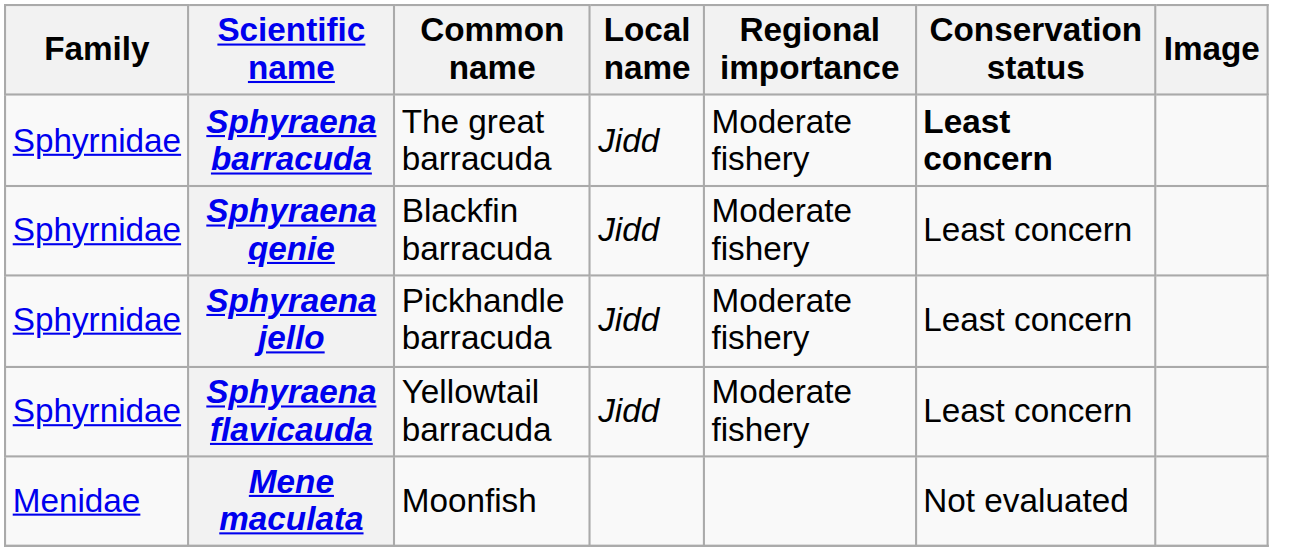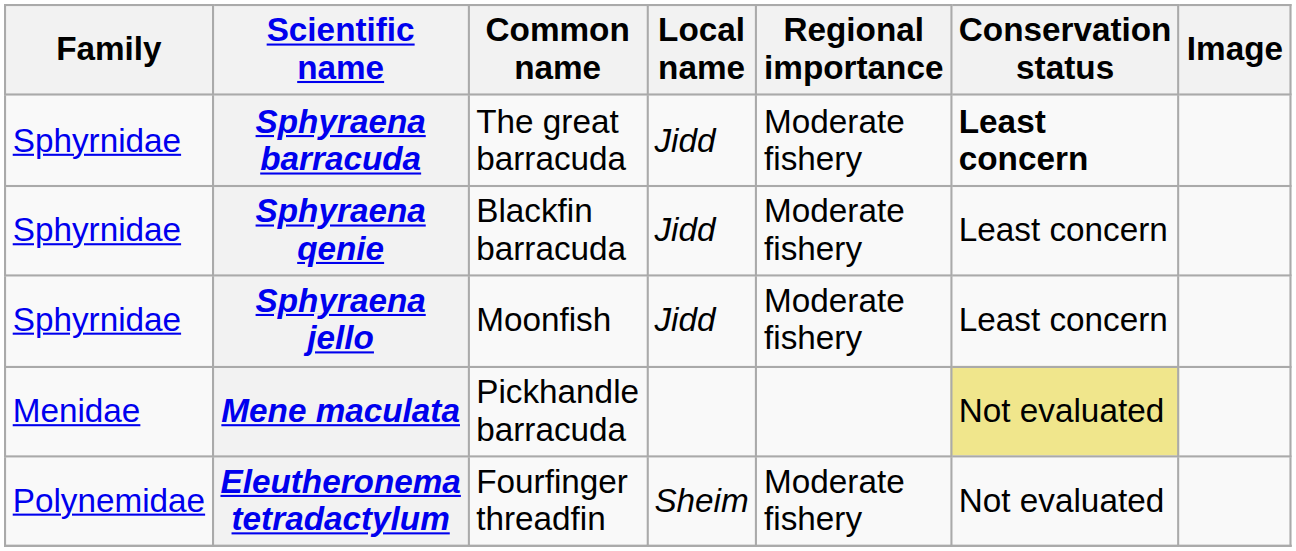(483, 320) Pickhandle barracuda -> (544, 320) Moonfish
- row: (291, 410)
(469, 500) Moonfish -> (558, 410) Pickhandle barracuda
(1026, 500) no background -> (1061, 410) khaki background
+ row: (341, 500)
